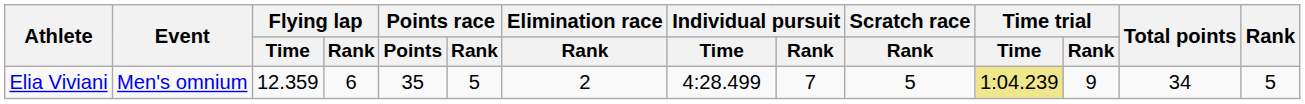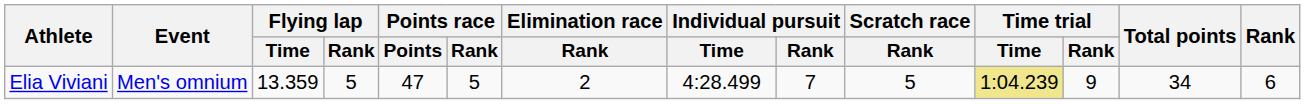(288, 83) 12.359 -> (288, 83) 13.359
(351, 83) 6 -> (351, 83) 5
(413, 83) 35 -> (413, 83) 47
(1270, 83) 5 -> (1270, 83) 6
